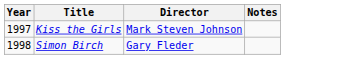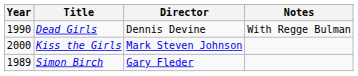+ row: (67, 29)
(19, 29) 1997 -> (19, 46) 2000
(19, 46) 1998 -> (19, 62) 1989
